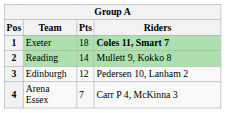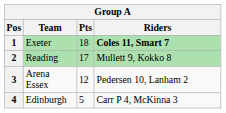(84, 58) 14 -> (84, 58) 17
(46, 74) Edinburgh -> (38, 79) Arena Essex
(38, 95) Arena Essex -> (46, 100) Edinburgh
(81, 95) 7 -> (81, 100) 5
